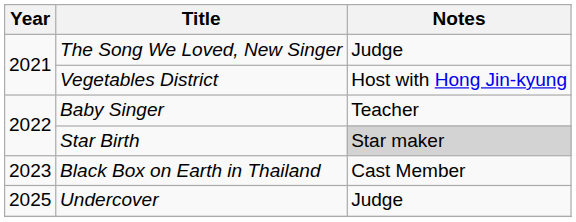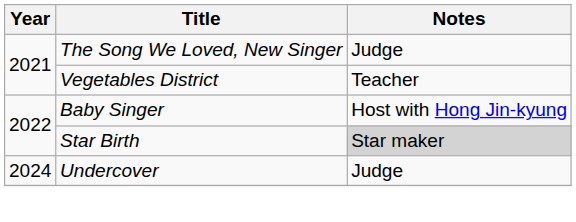(459, 79) Host with Hong Jin-kyung -> (385, 79) Teacher
(385, 110) Teacher -> (459, 110) Host with Hong Jin-kyung
- row: (190, 170)
(30, 200) 2025 -> (30, 170) 2024
